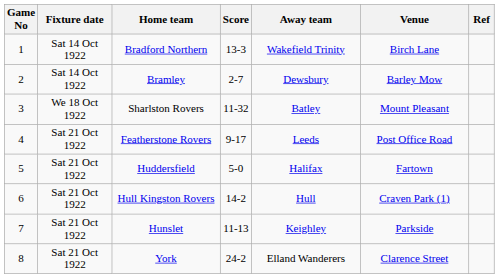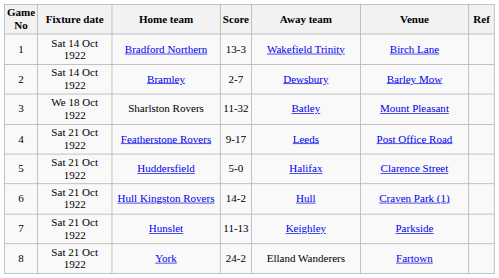(414, 169) Fartown -> (414, 169) Clarence Street
(414, 258) Clarence Street -> (414, 258) Fartown
